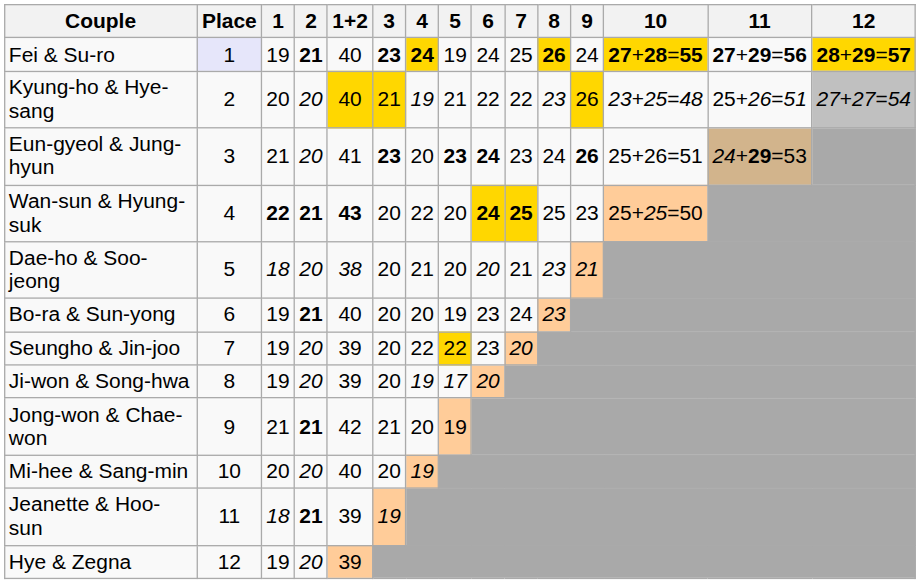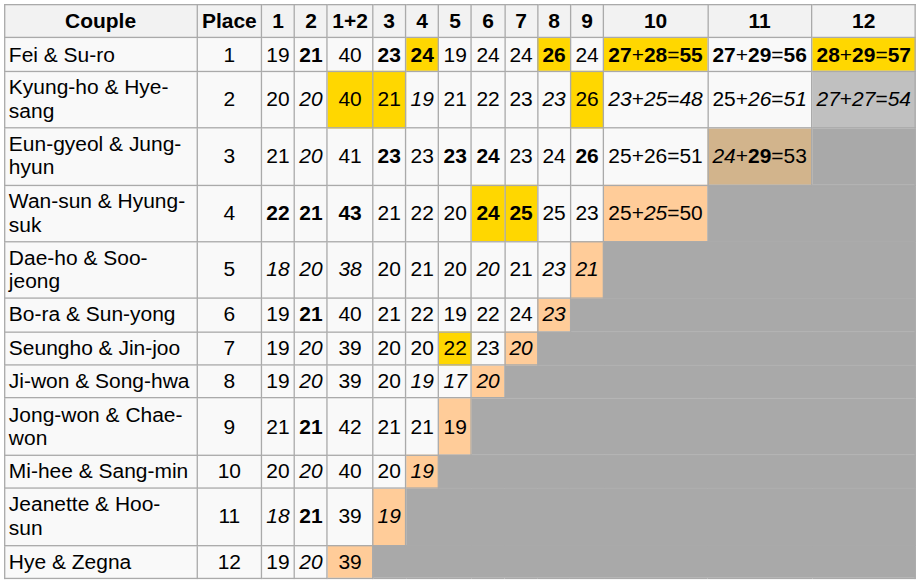(229, 54) lavender background -> (229, 54) no background
(521, 54) 25 -> (521, 54) 24
(521, 99) 22 -> (521, 99) 23
(422, 156) 20 -> (422, 156) 23
(389, 213) 20 -> (389, 213) 21
(389, 314) 20 -> (389, 314) 21
(422, 314) 20 -> (422, 314) 22
(488, 314) 23 -> (488, 314) 22
(422, 348) 22 -> (422, 348) 20
(422, 426) 20 -> (422, 426) 21
